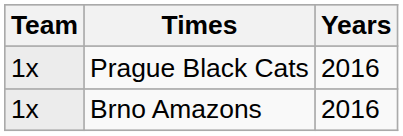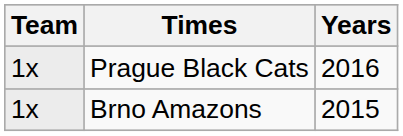(350, 109) 2016 -> (350, 109) 2015
